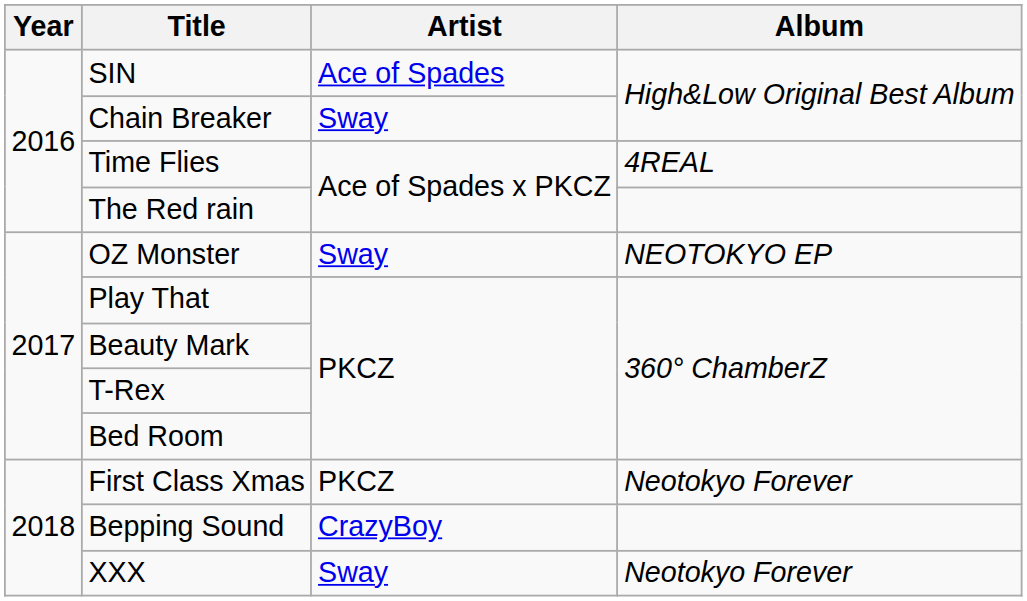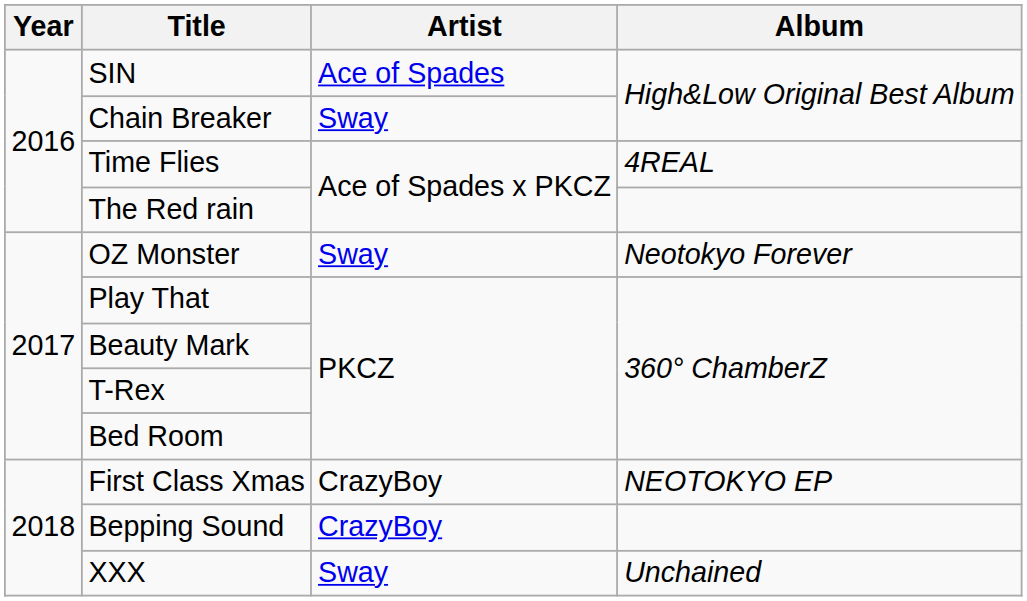(728, 254) NEOTOKYO EP -> (738, 254) Neotokyo Forever
(356, 481) PKCZ -> (380, 481) CrazyBoy
(738, 481) Neotokyo Forever -> (728, 481) NEOTOKYO EP
(738, 572) Neotokyo Forever -> (693, 572) Unchained
